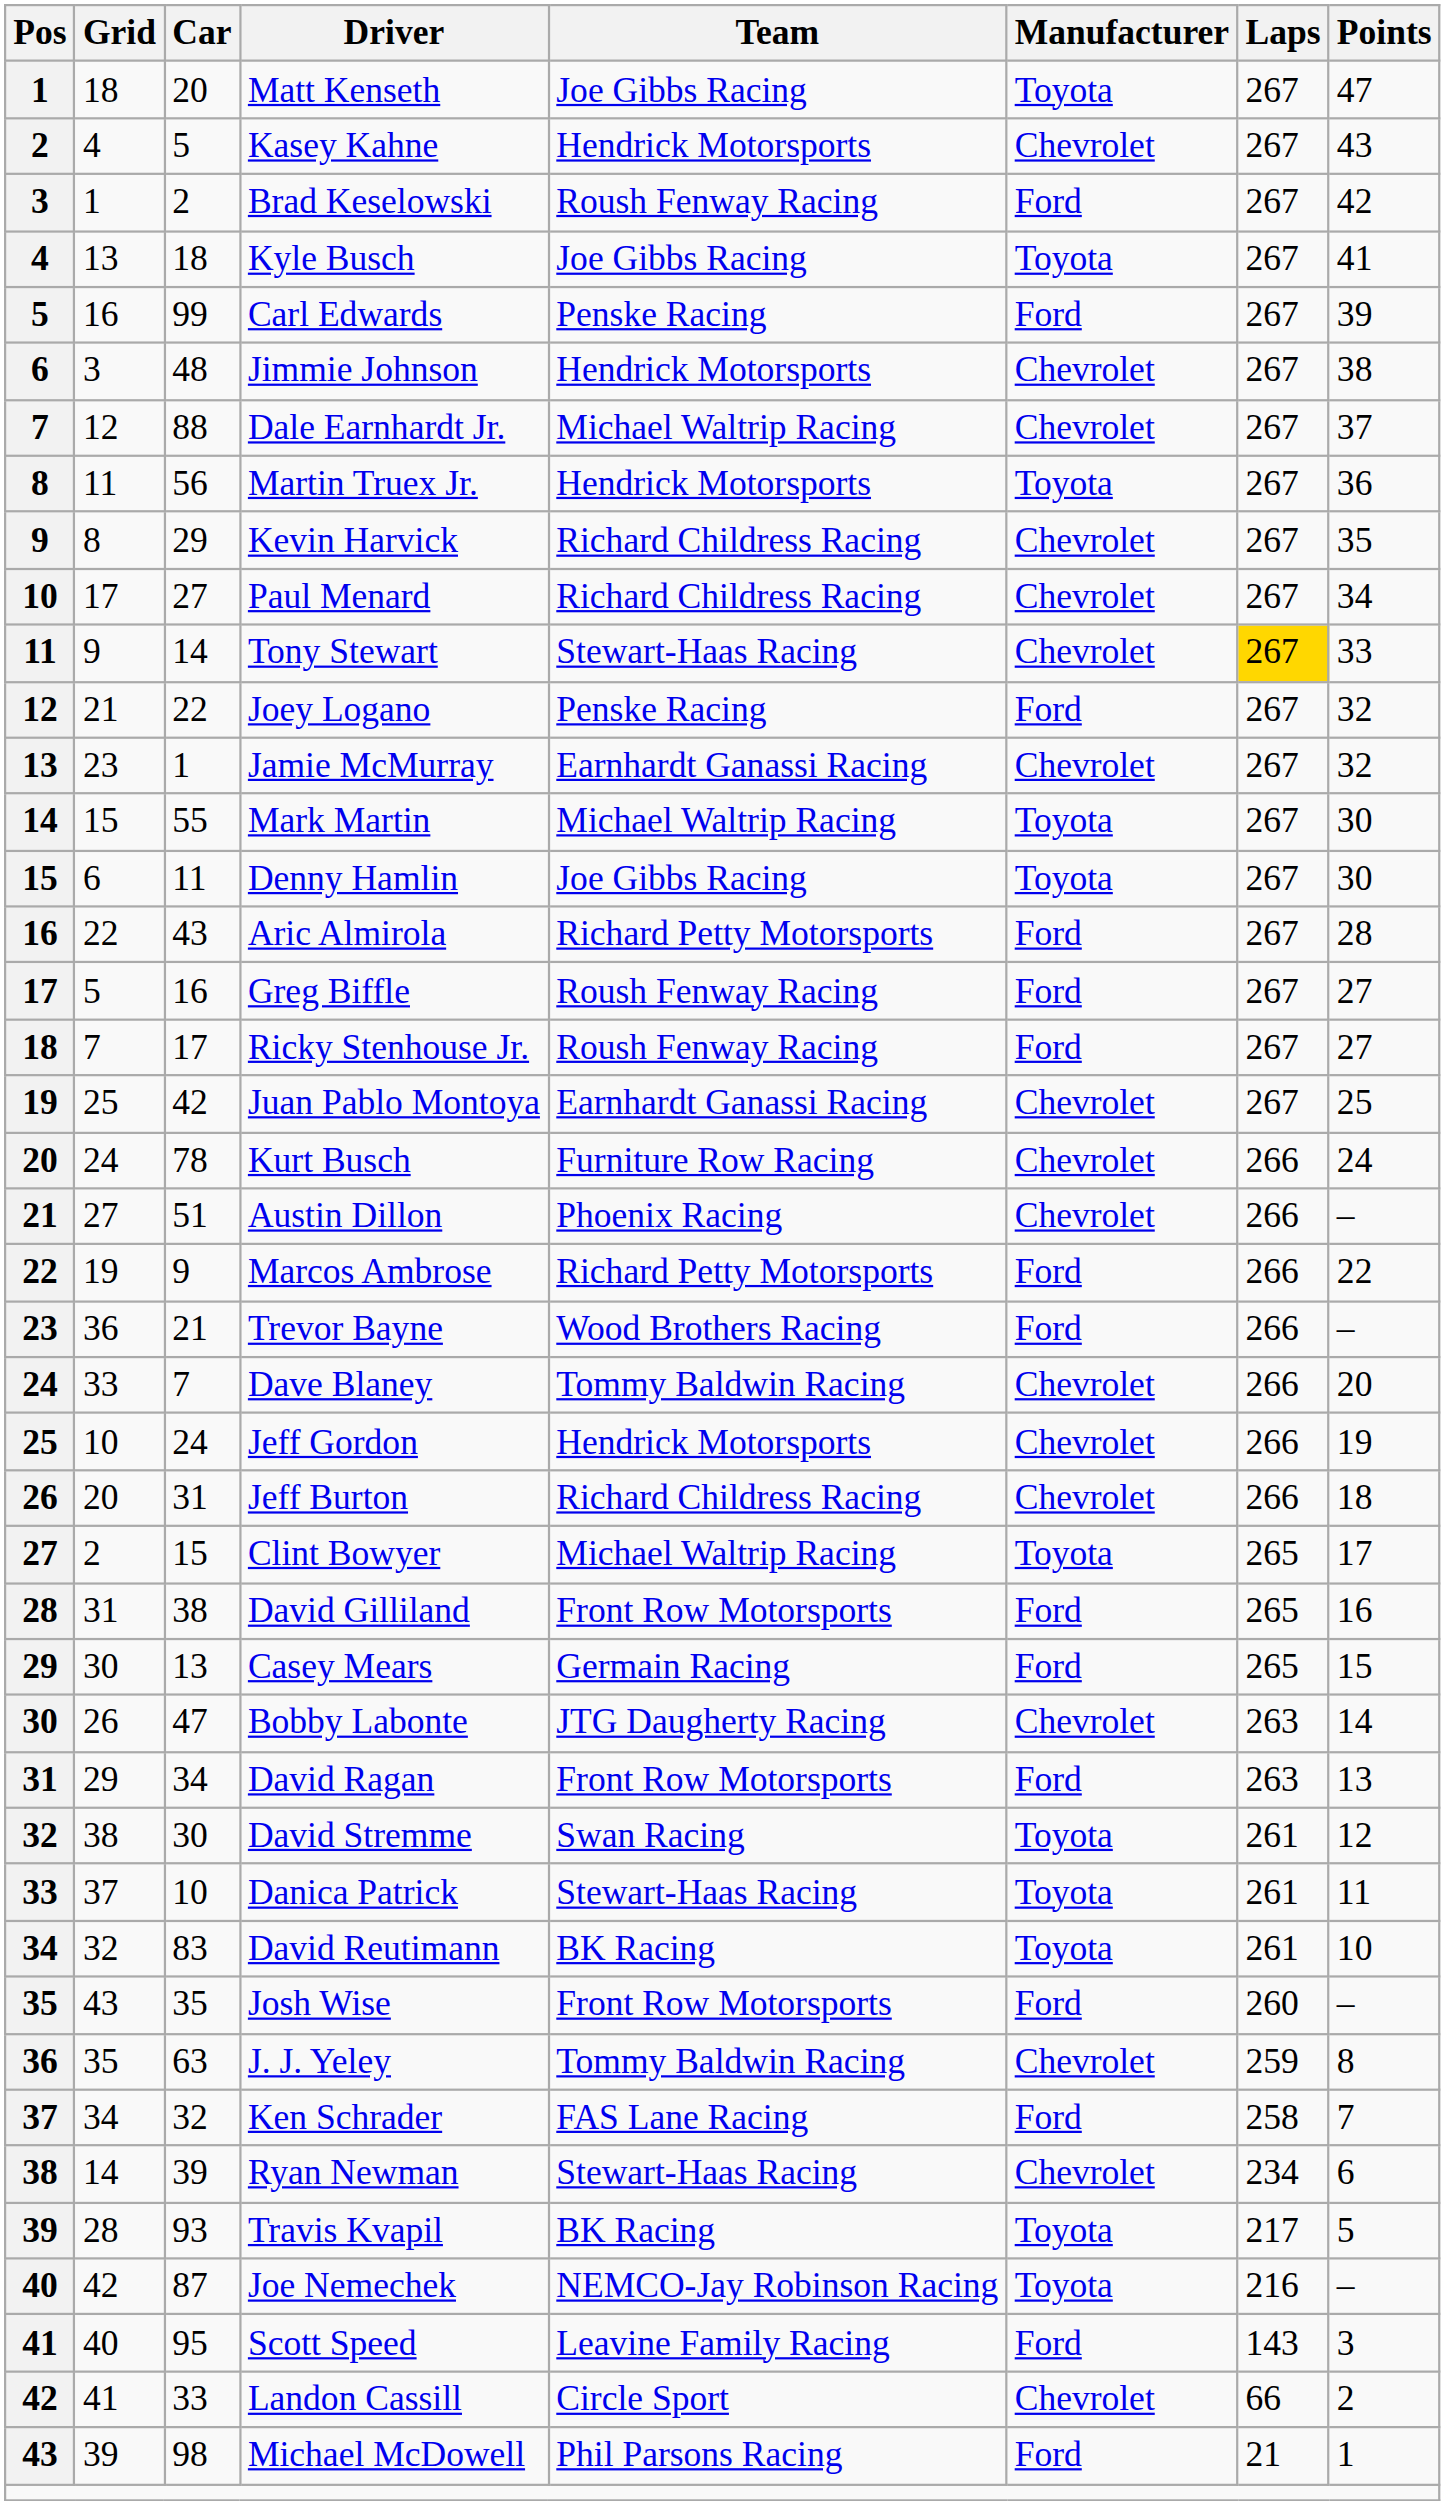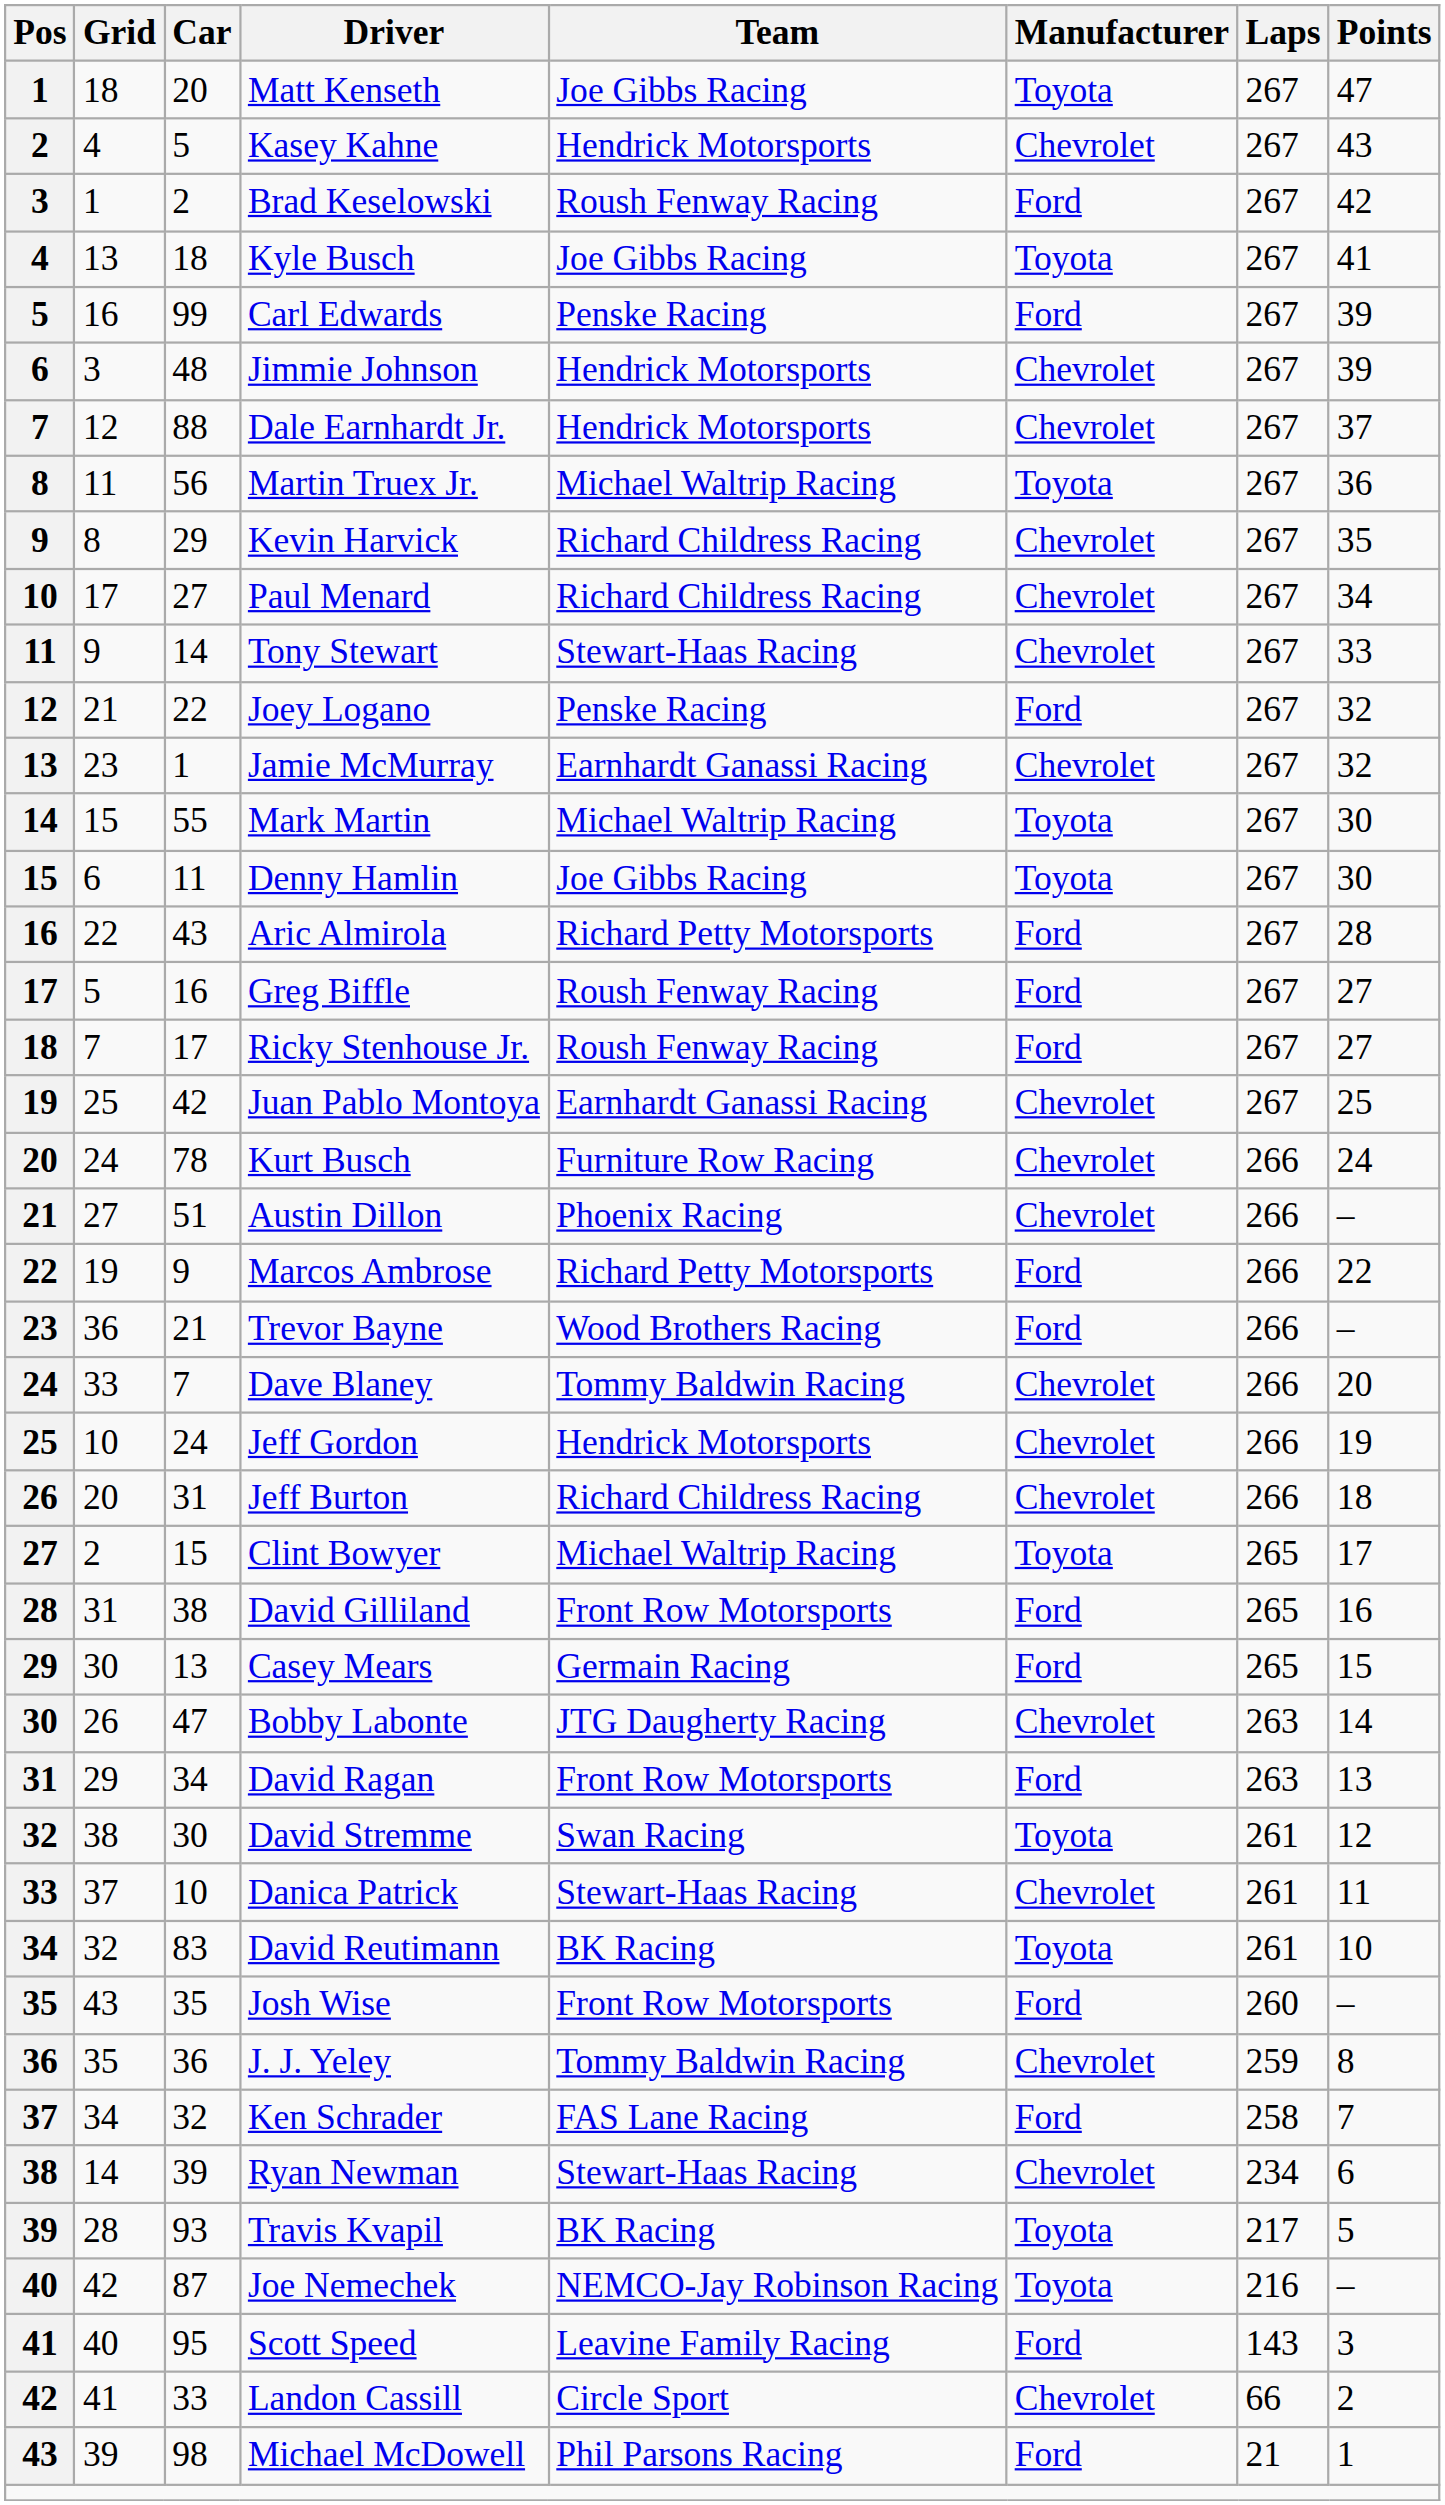(1355, 370) 38 -> (1355, 370) 39
(726, 426) Michael Waltrip Racing -> (714, 426) Hendrick Motorsports
(714, 483) Hendrick Motorsports -> (726, 483) Michael Waltrip Racing
(1272, 652) gold background -> (1272, 652) no background
(1064, 1891) Toyota -> (1085, 1891) Chevrolet
(190, 2060) 63 -> (190, 2060) 36
